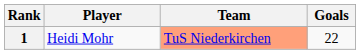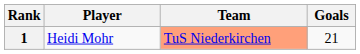(331, 37) 22 -> (331, 37) 21
